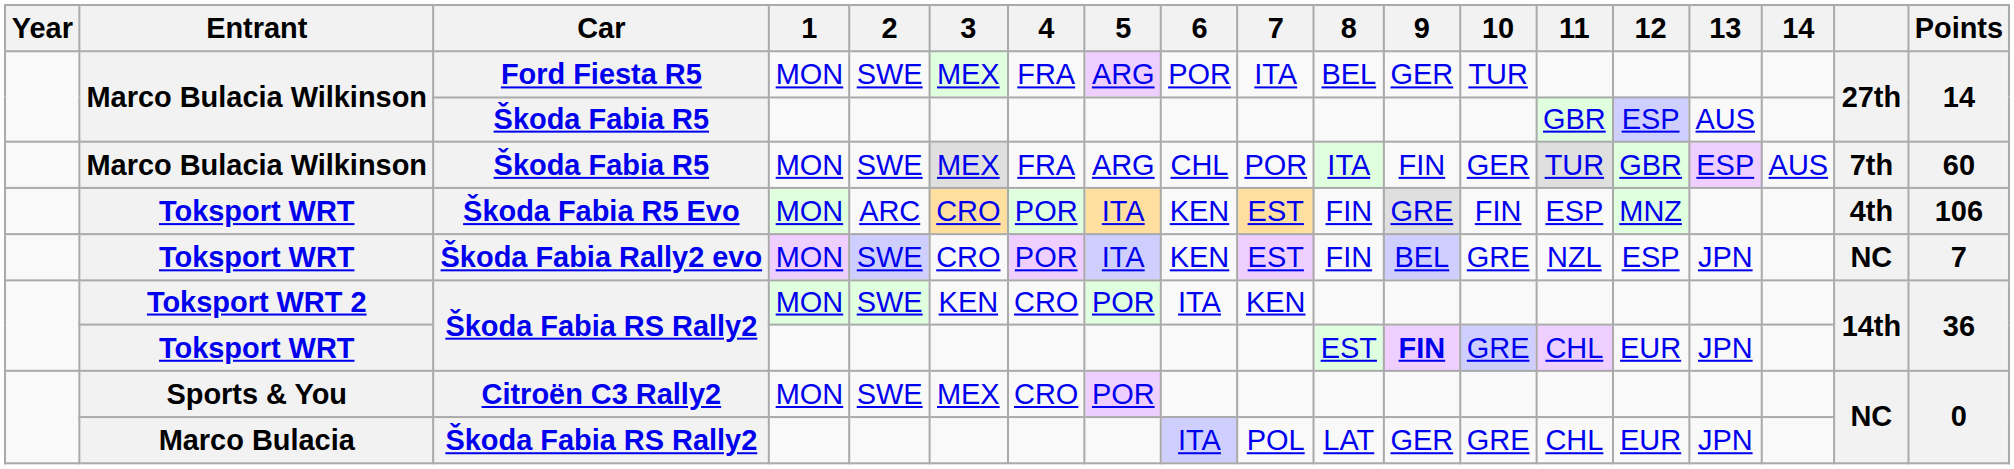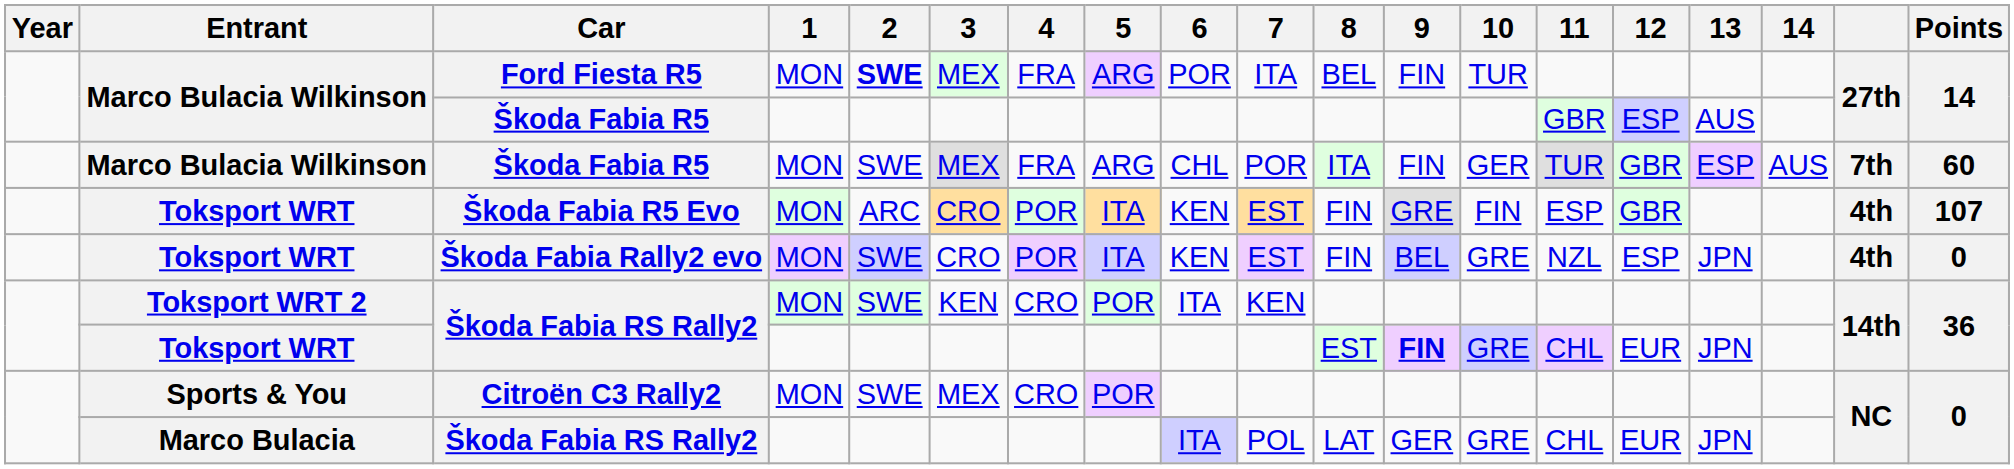(890, 74) normal -> (890, 74) bold
(1422, 74) GER -> (1422, 74) FIN
(1651, 211) MNZ -> (1651, 211) GBR
(1959, 211) 106 -> (1959, 211) 107
(1871, 257) NC -> (1871, 257) 4th
(1959, 257) 7 -> (1959, 257) 0
